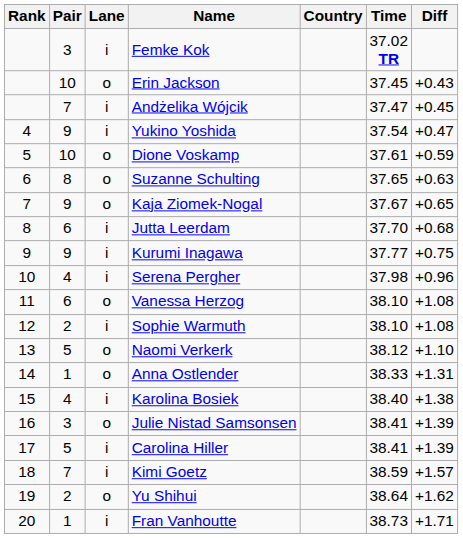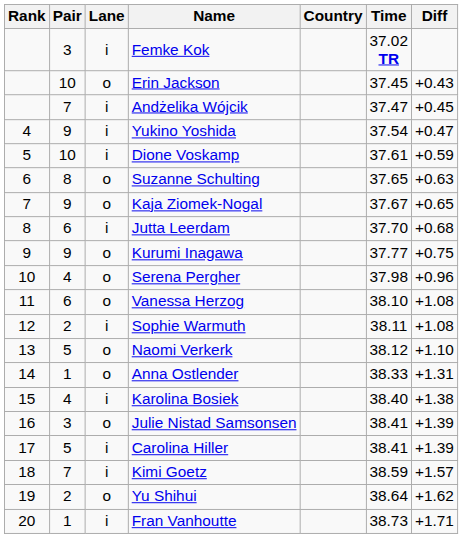(107, 155) o -> (107, 155) i
(107, 253) i -> (107, 253) o
(107, 277) i -> (107, 277) o
(389, 326) 38.10 -> (389, 326) 38.11
